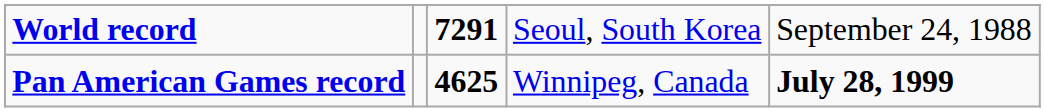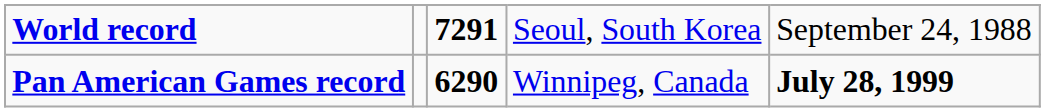(466, 80) 4625 -> (466, 80) 6290
